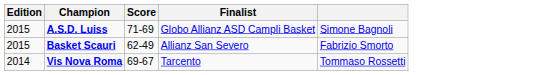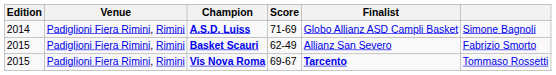+ column: (116, 12)
(18, 29) 2015 -> (18, 29) 2014
(18, 62) 2014 -> (18, 62) 2015
(181, 62) normal -> (325, 62) bold
